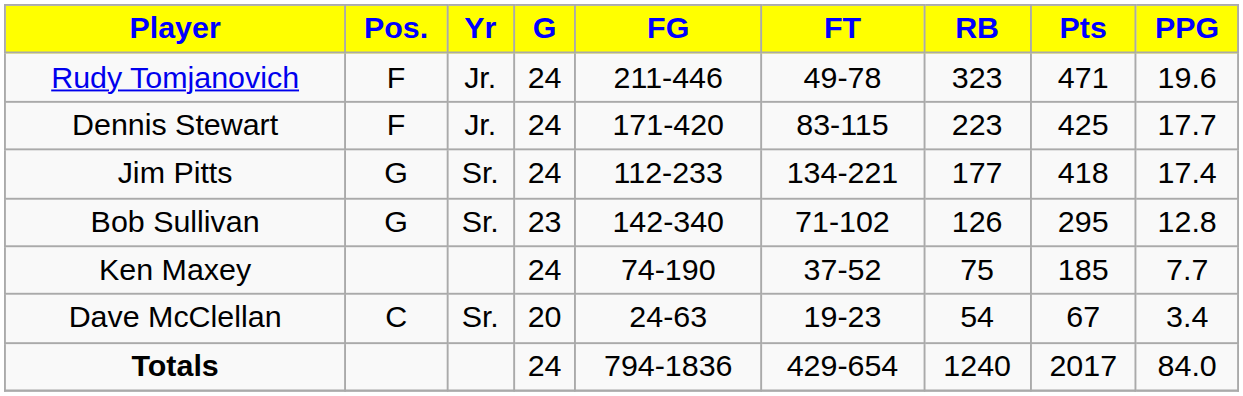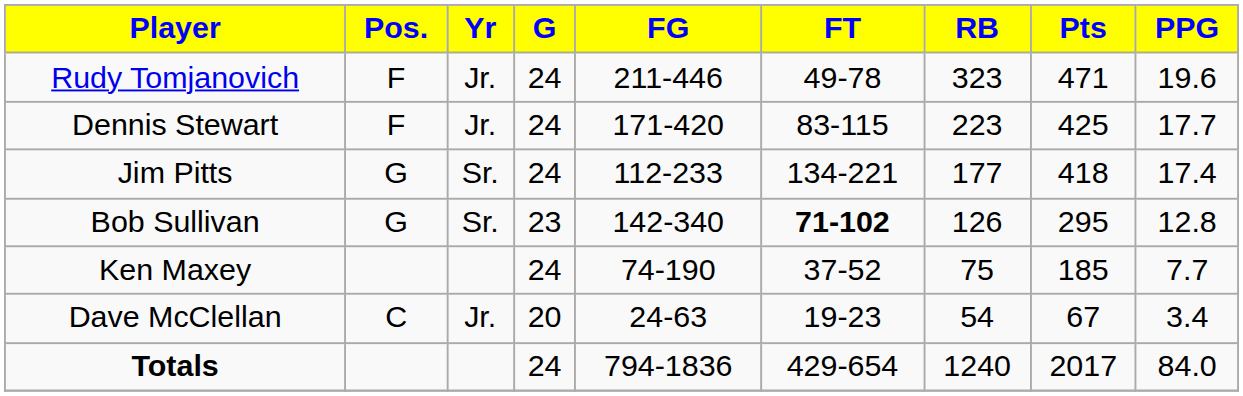(842, 221) normal -> (842, 221) bold
(480, 317) Sr. -> (480, 317) Jr.
